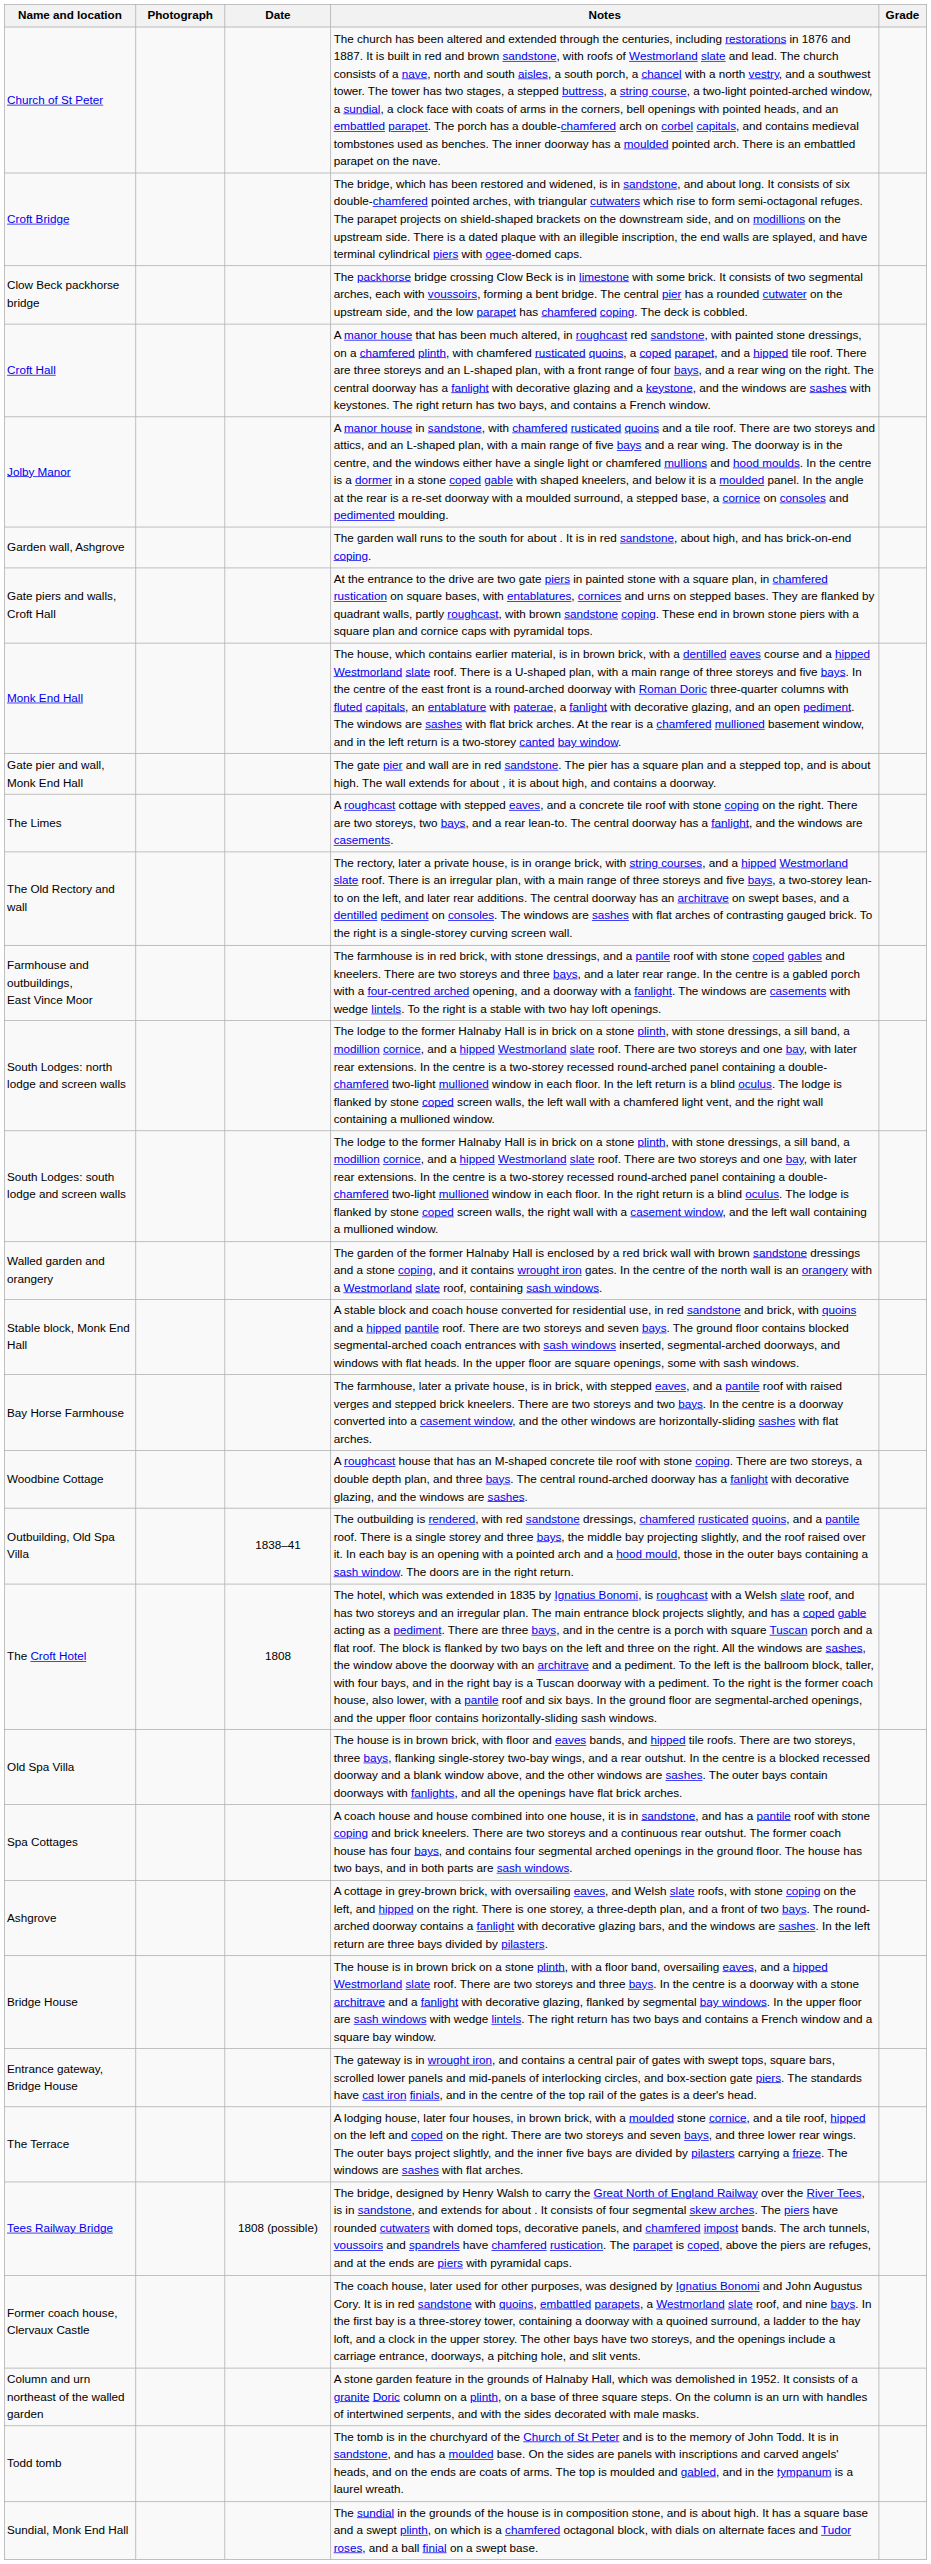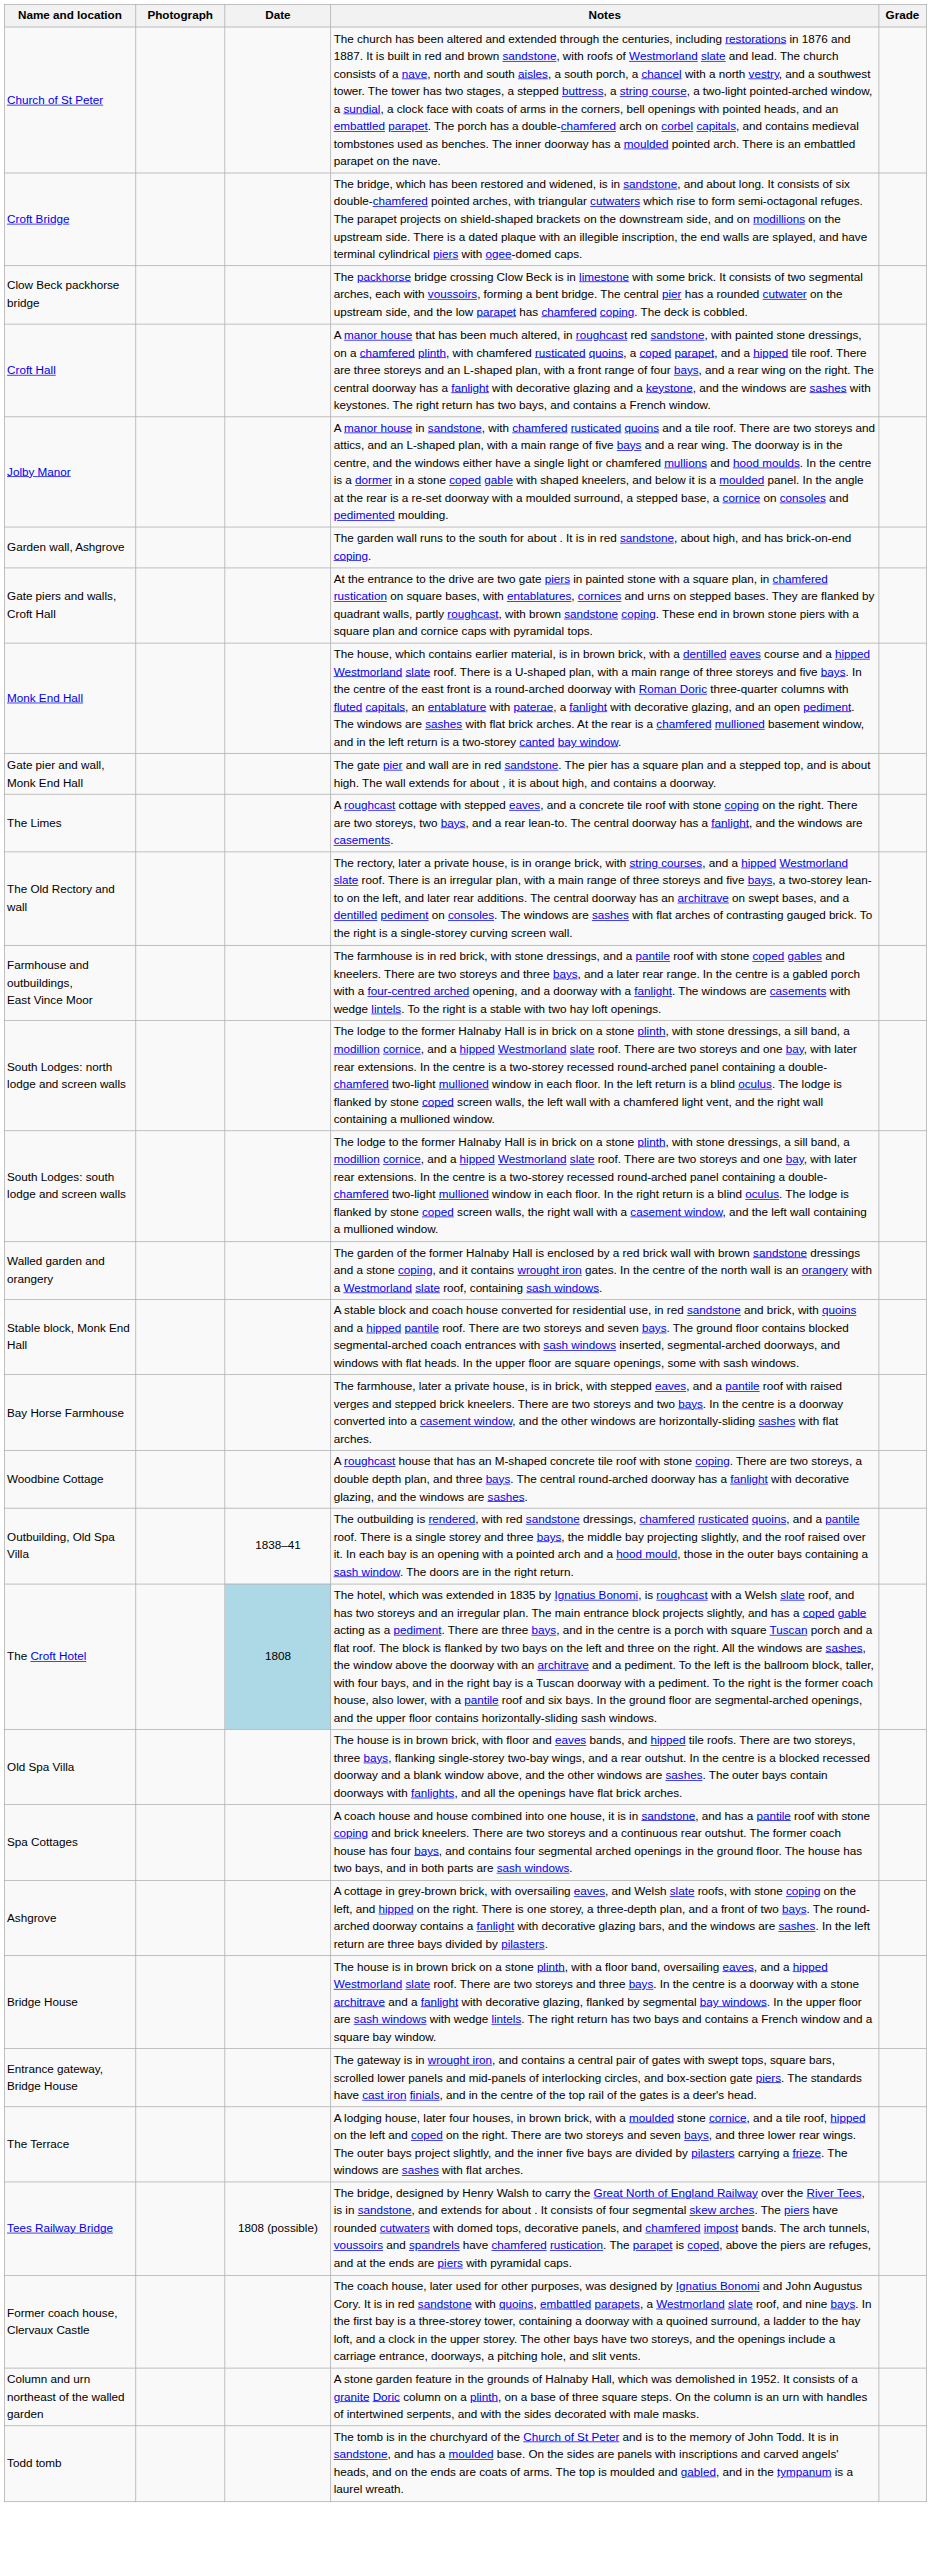(278, 1656) no background -> (278, 1656) lightblue background
- row: (68, 2530)
